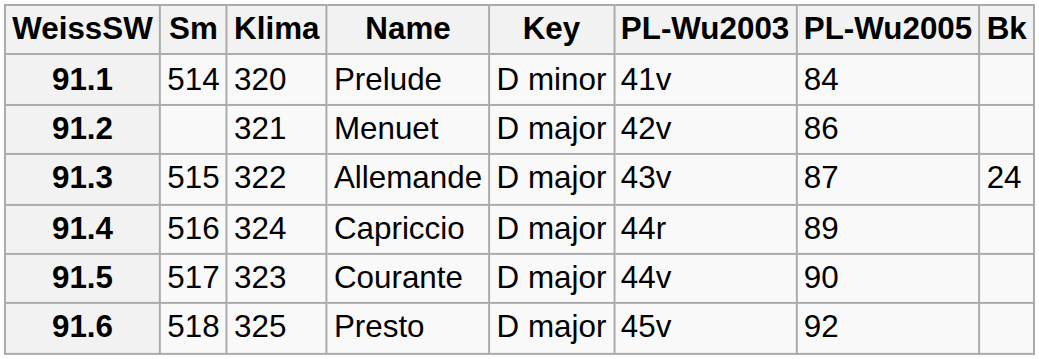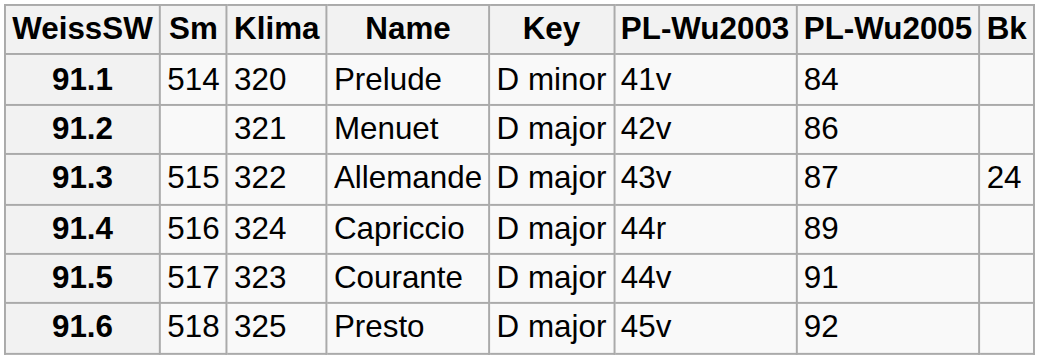(821, 278) 90 -> (821, 278) 91
